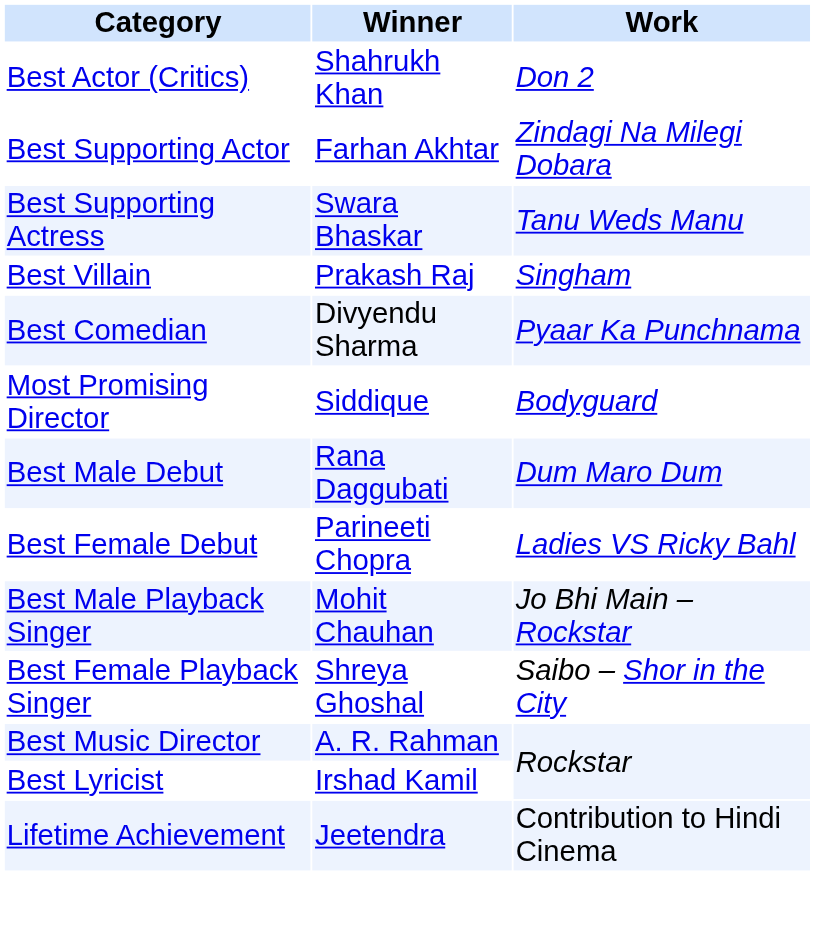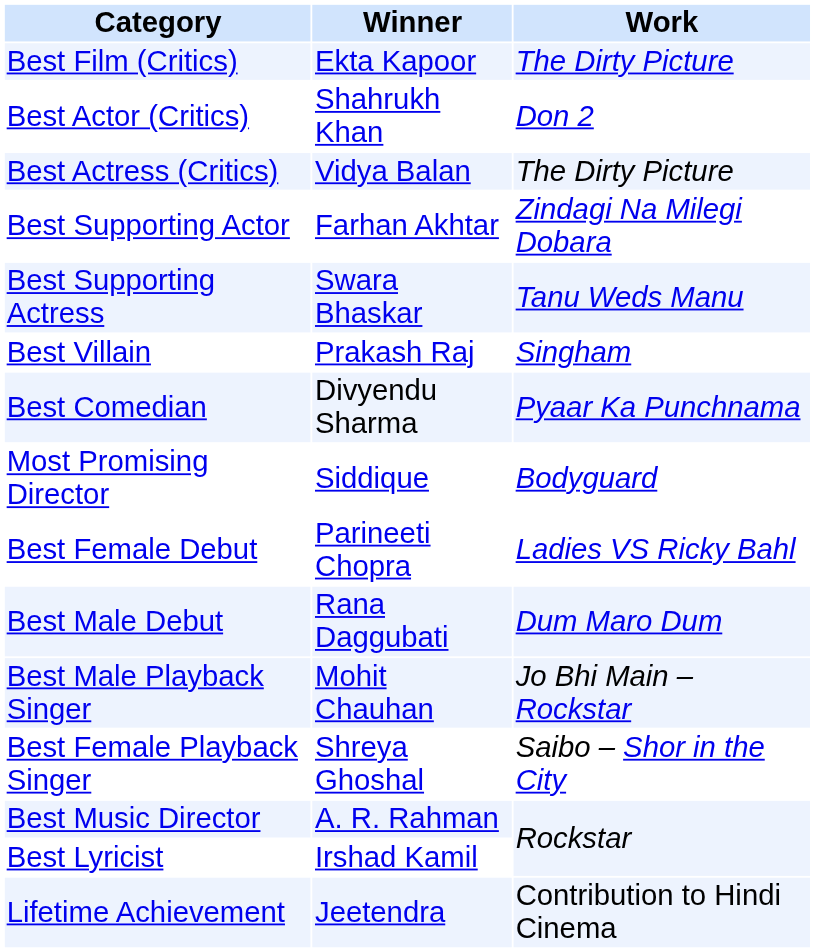+ row: (122, 61)
+ row: (143, 170)
rows swapped: (115, 472) <-> (132, 544)
